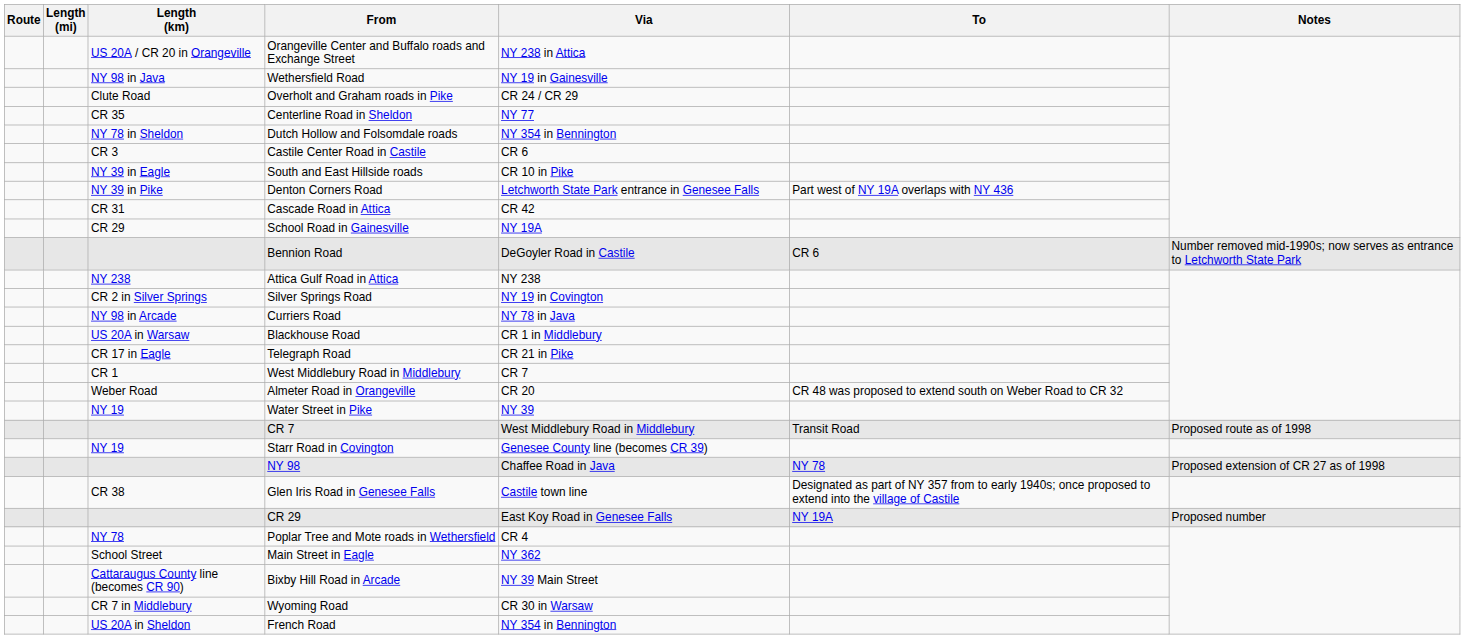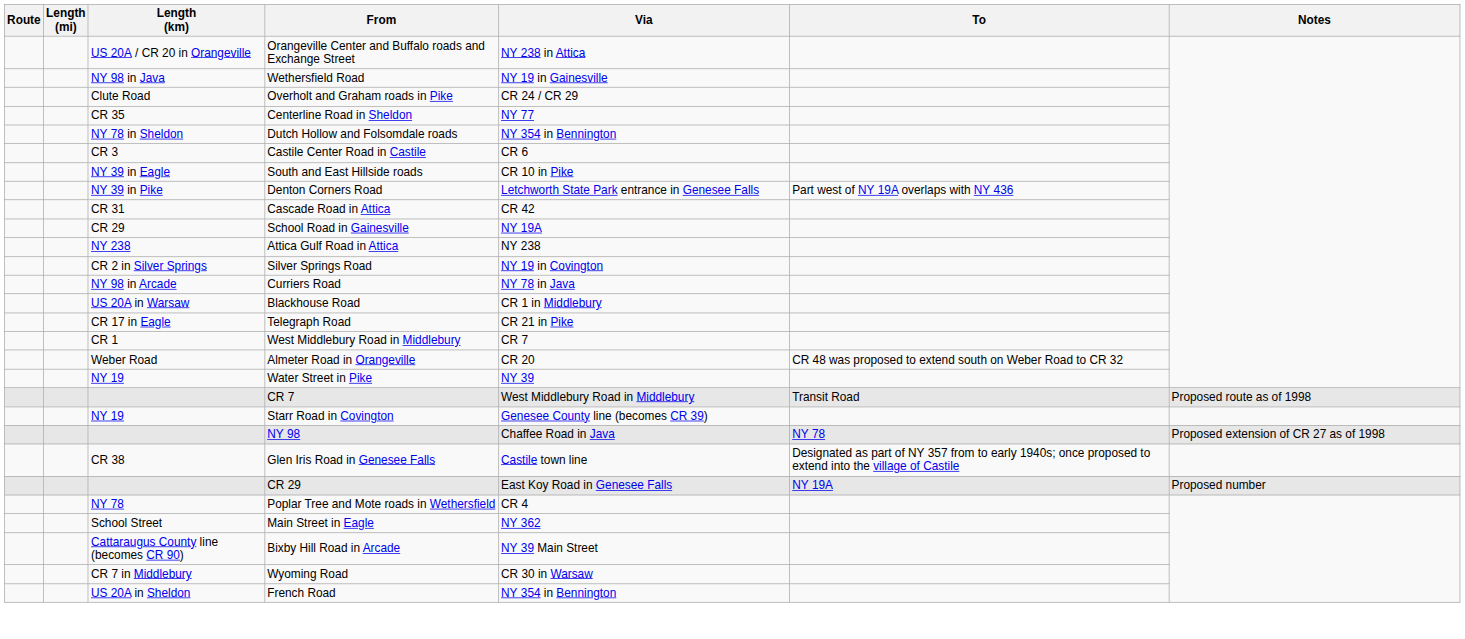- row: (305, 253)
